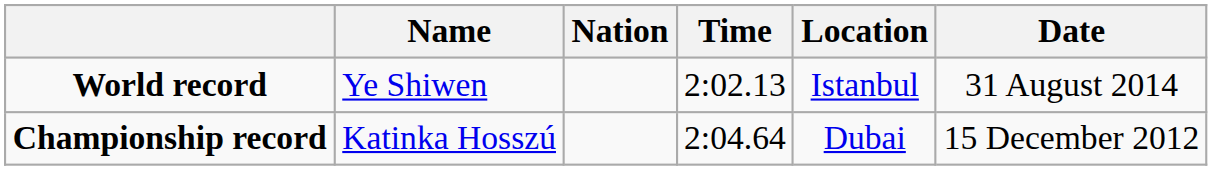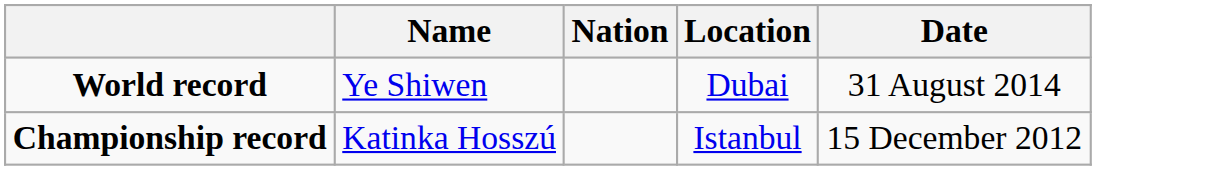- column: (735, 31)
(865, 84) Istanbul -> (748, 84) Dubai
(865, 137) Dubai -> (748, 137) Istanbul
